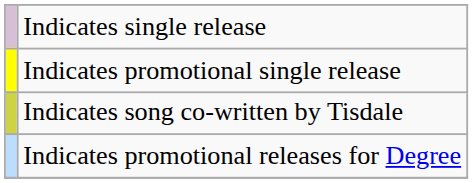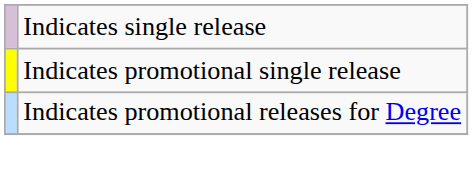- row: (213, 112)
